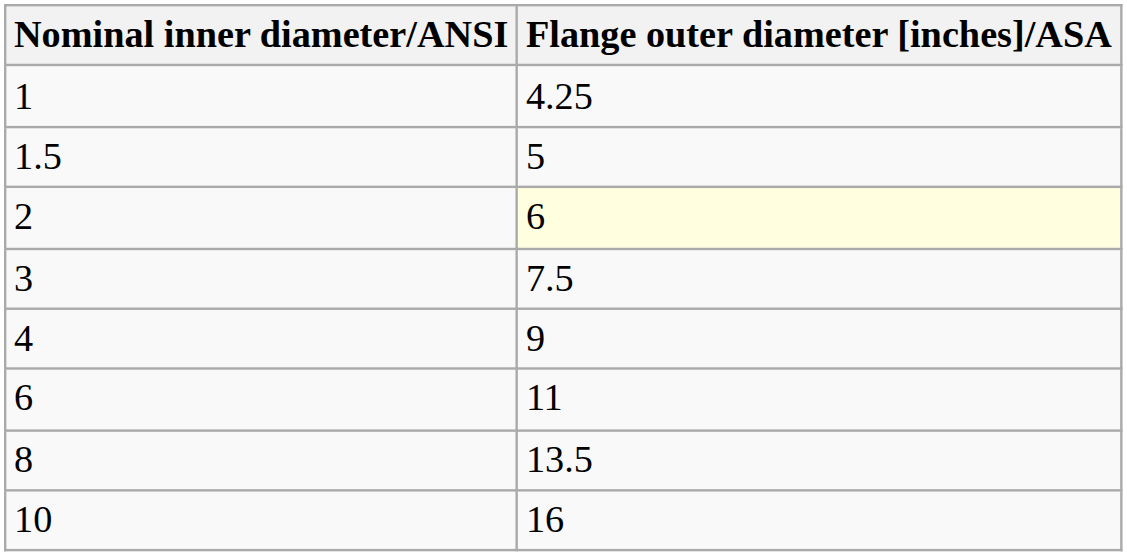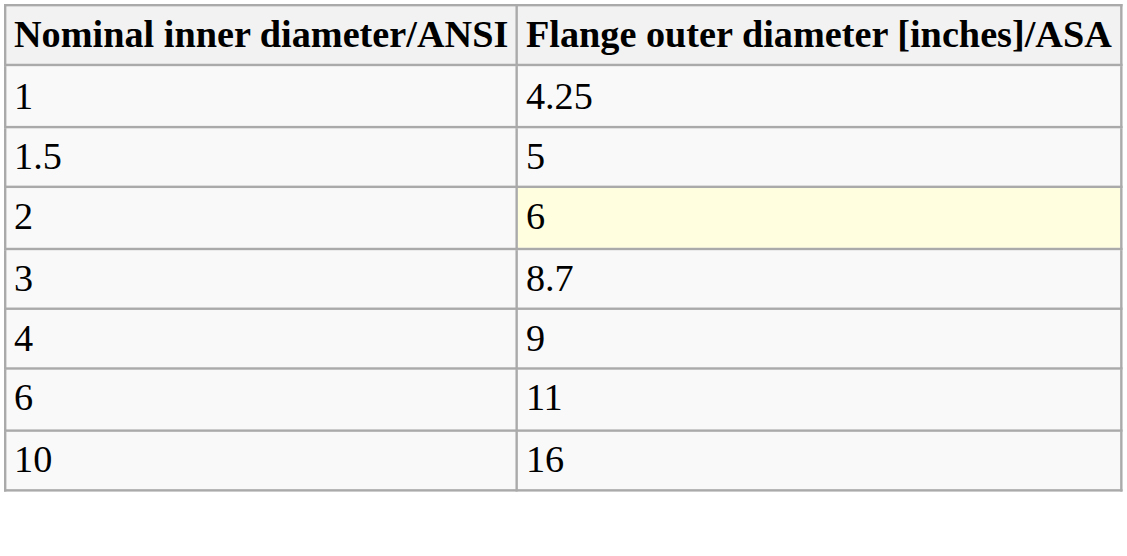(550, 277) 7.5 -> (550, 277) 8.7
- row: (24, 459)
